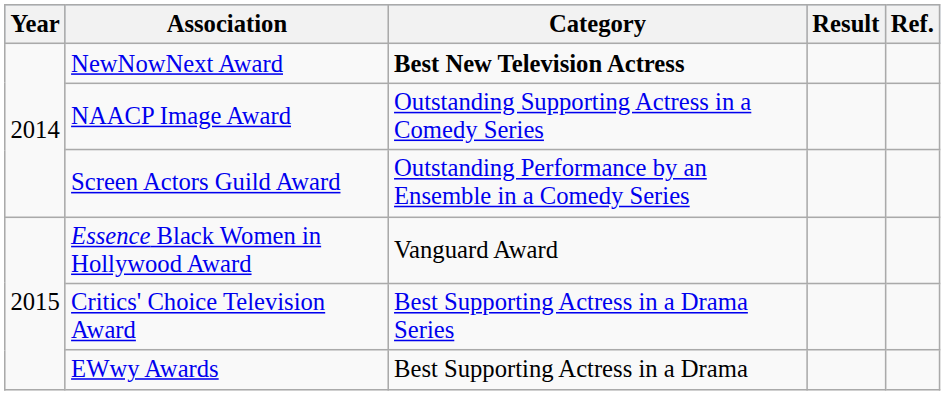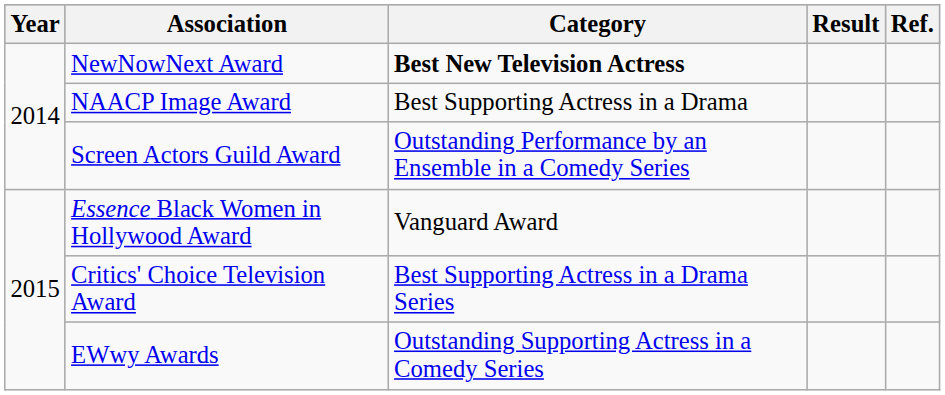(573, 116) Outstanding Supporting Actress in a Comedy Series -> (571, 102) Best Supporting Actress in a Drama
(571, 369) Best Supporting Actress in a Drama -> (573, 355) Outstanding Supporting Actress in a Comedy Series
